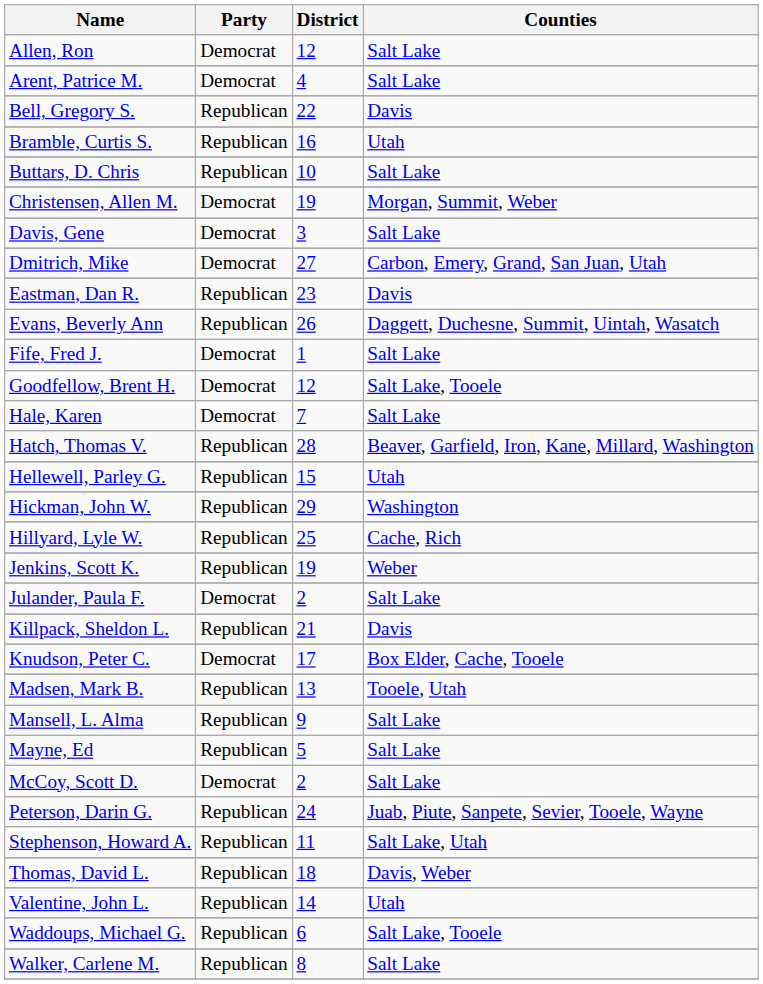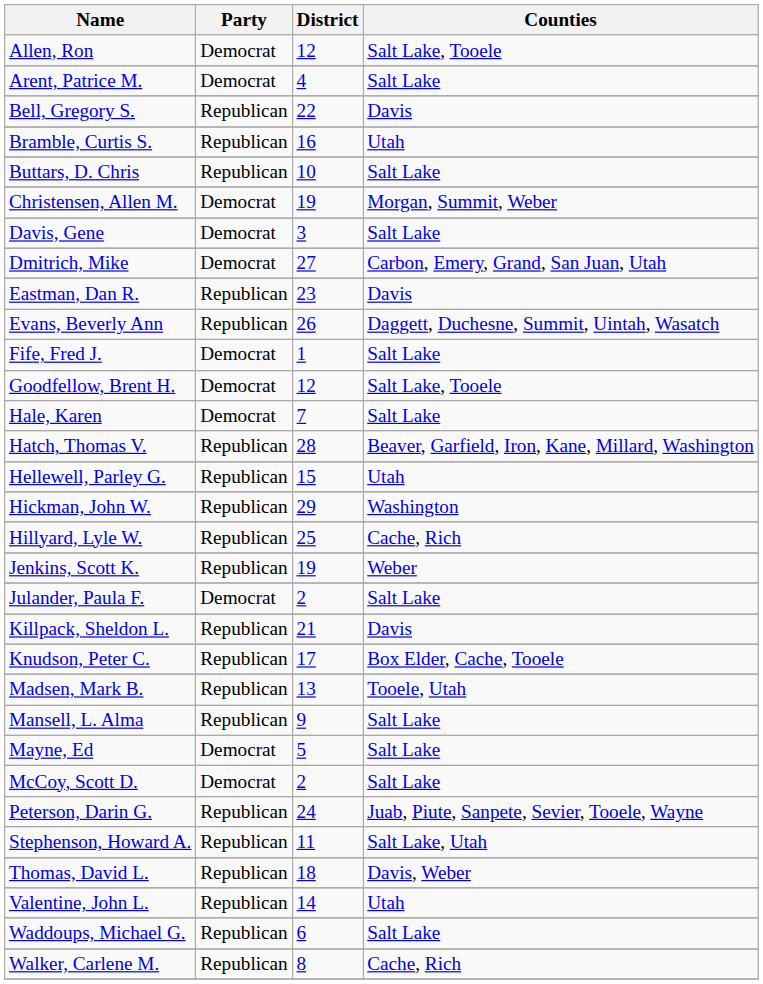(404, 50) Salt Lake -> (434, 50) Salt Lake, Tooele
(238, 659) Democrat -> (244, 659) Republican
(244, 750) Republican -> (238, 750) Democrat
(434, 933) Salt Lake, Tooele -> (404, 933) Salt Lake
(404, 963) Salt Lake -> (414, 963) Cache, Rich
